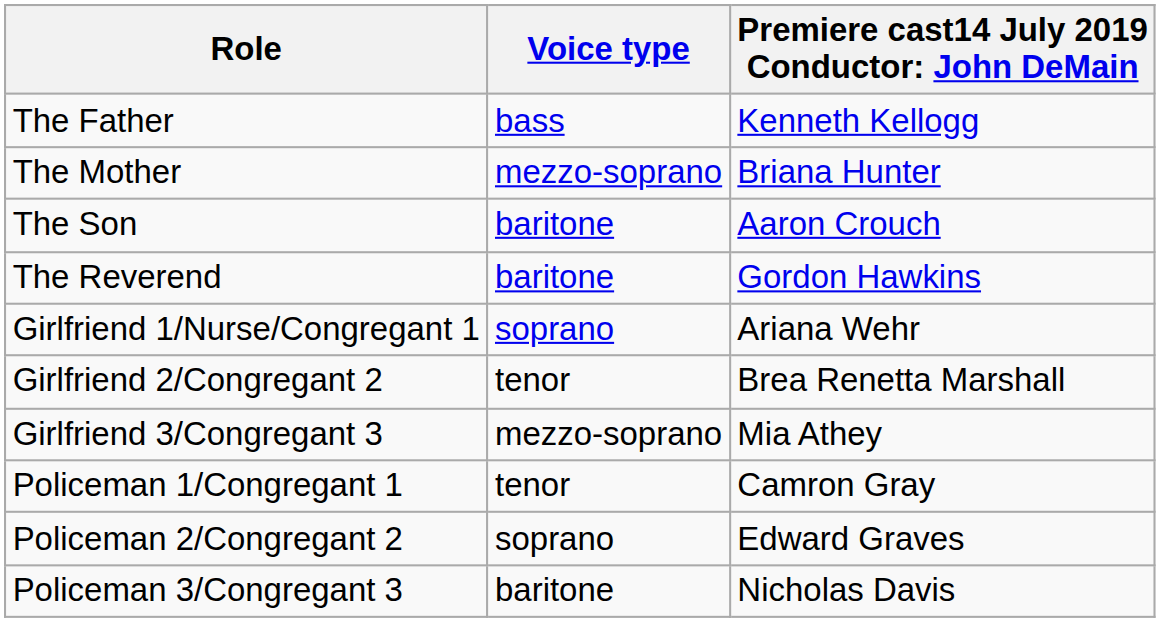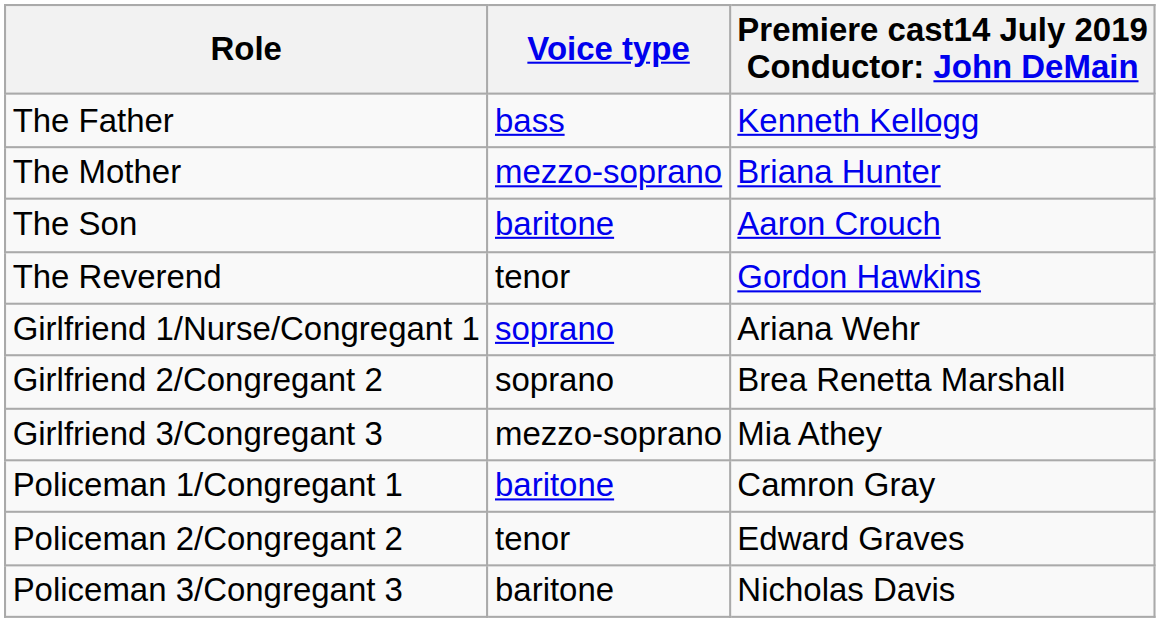(555, 276) baritone -> (533, 276) tenor
(533, 381) tenor -> (555, 381) soprano
(533, 485) tenor -> (555, 485) baritone
(555, 538) soprano -> (533, 538) tenor
